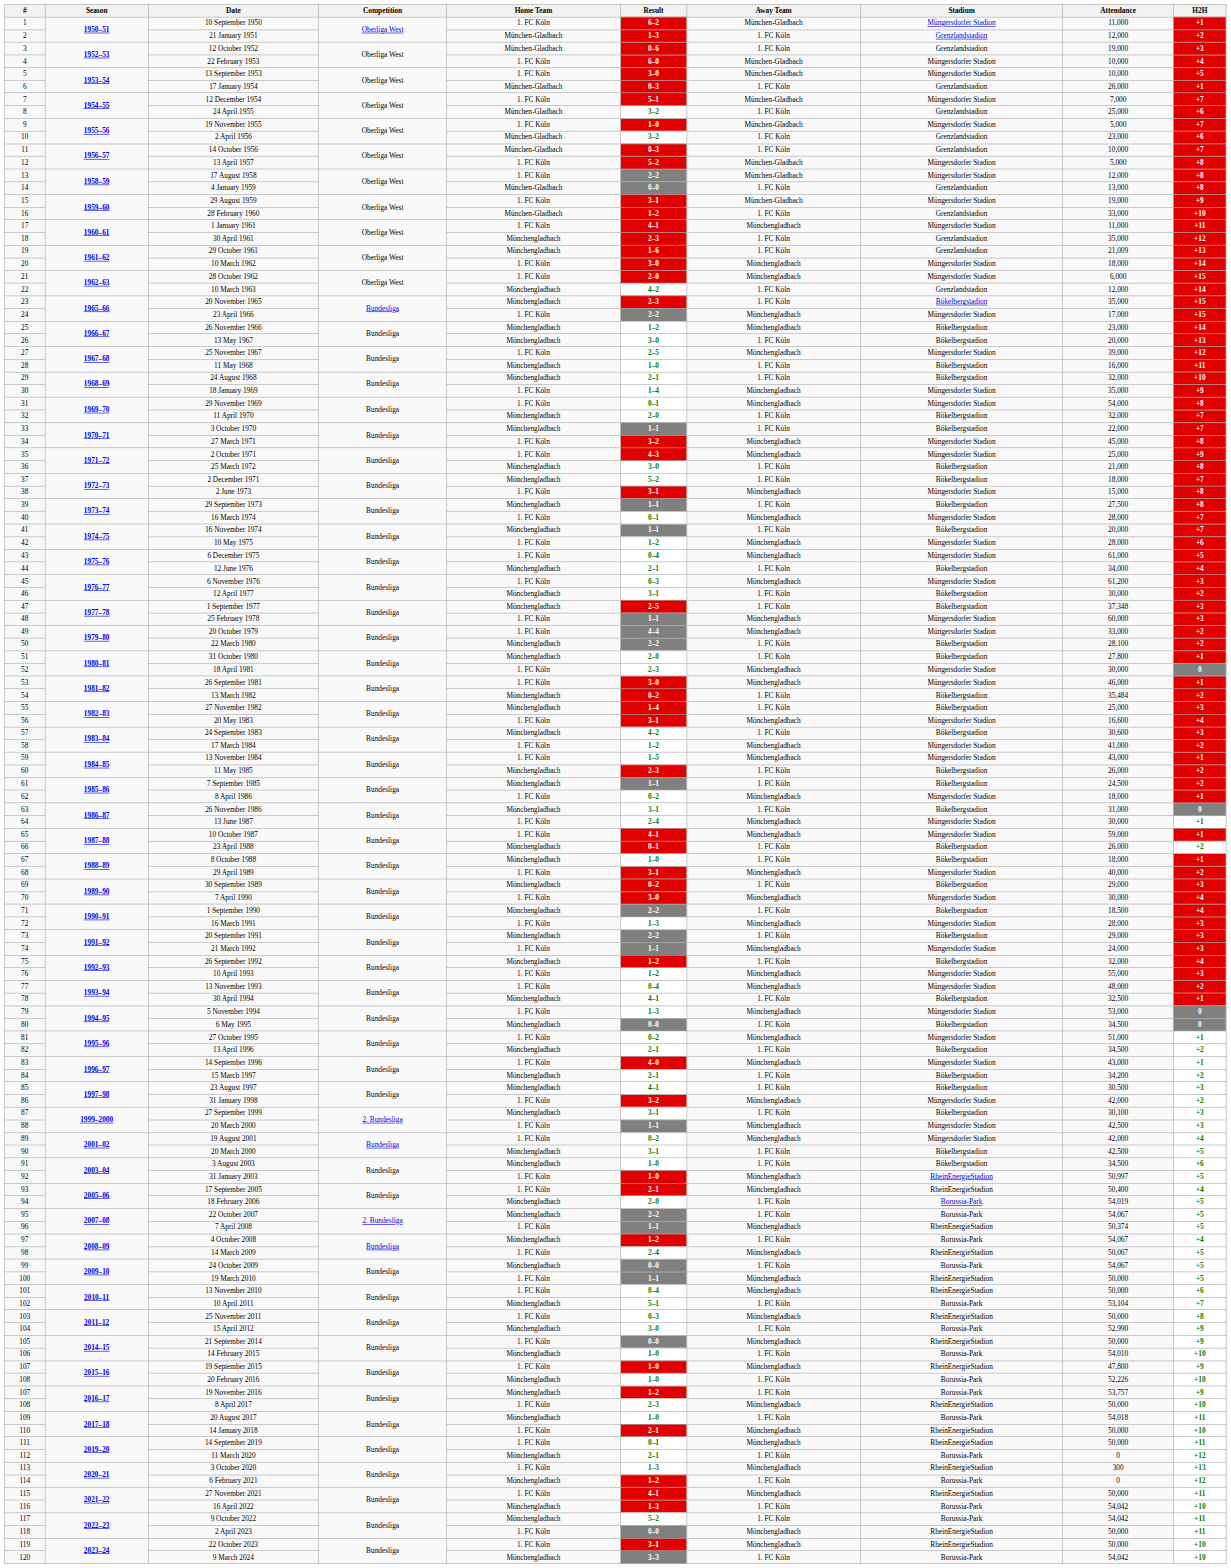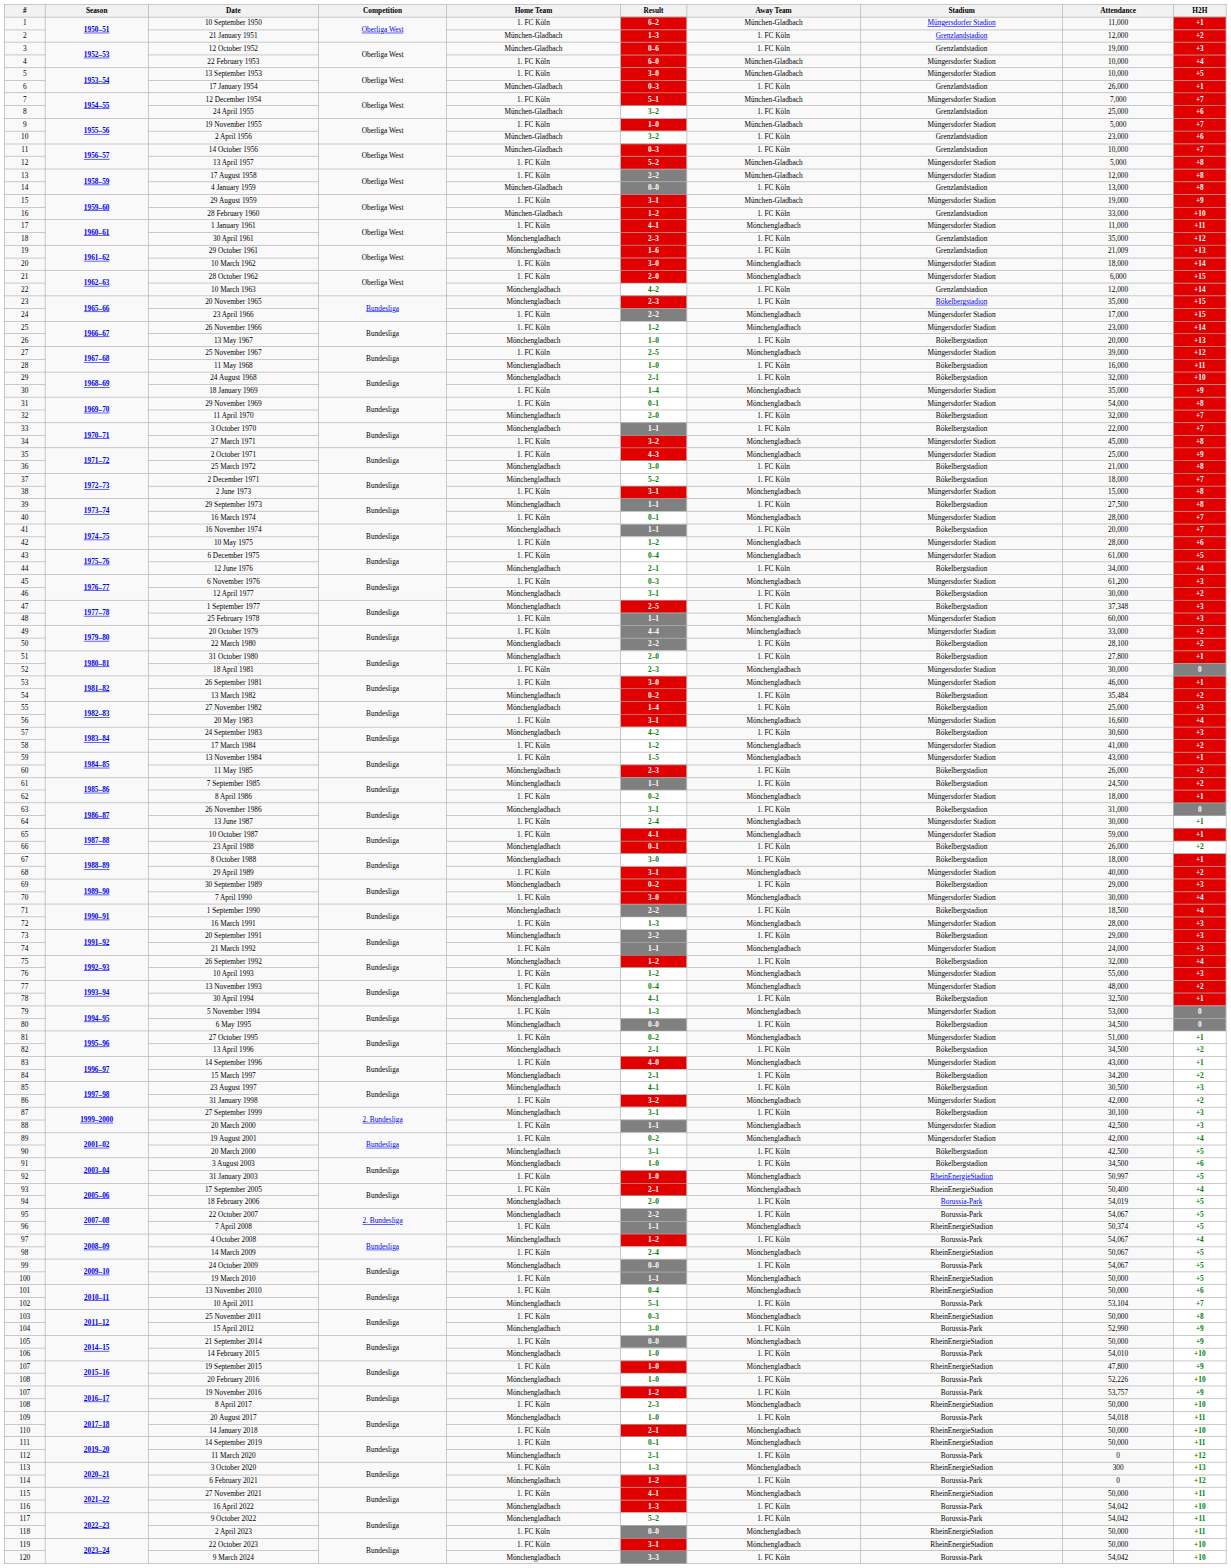(533, 327) Mönchengladbach -> (533, 327) 1. FC Köln
(962, 327) Bökelbergstadion -> (962, 327) Müngersdorfer Stadion
(654, 340) 3–0 -> (654, 340) 1–0
(654, 860) 1–0 -> (654, 860) 3–0
